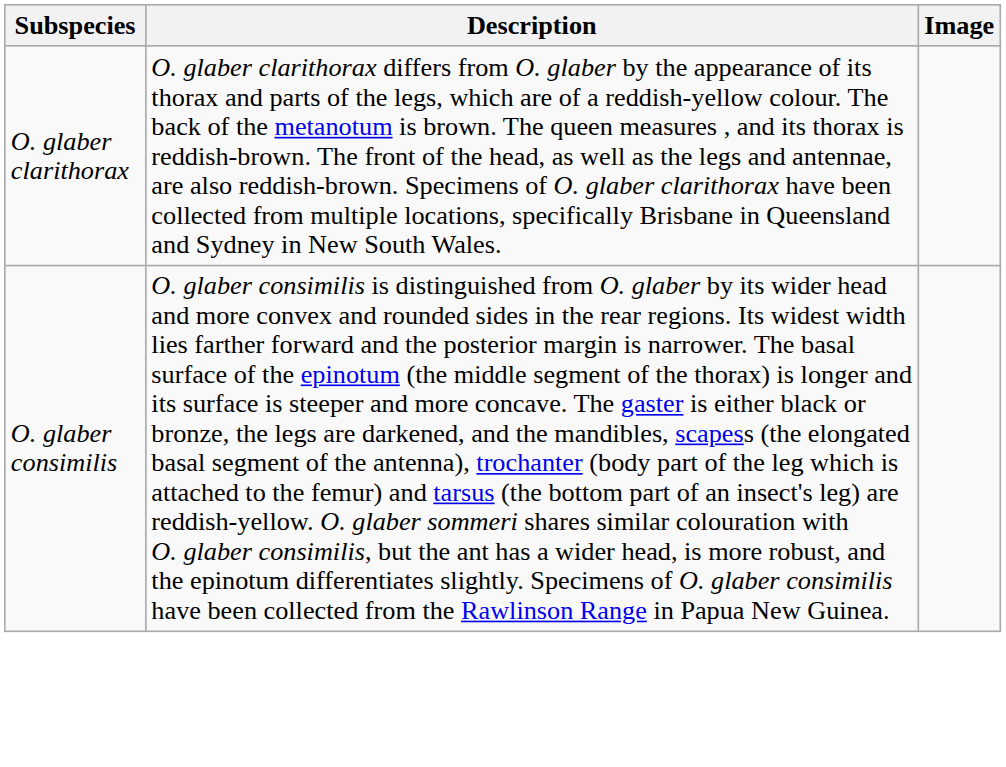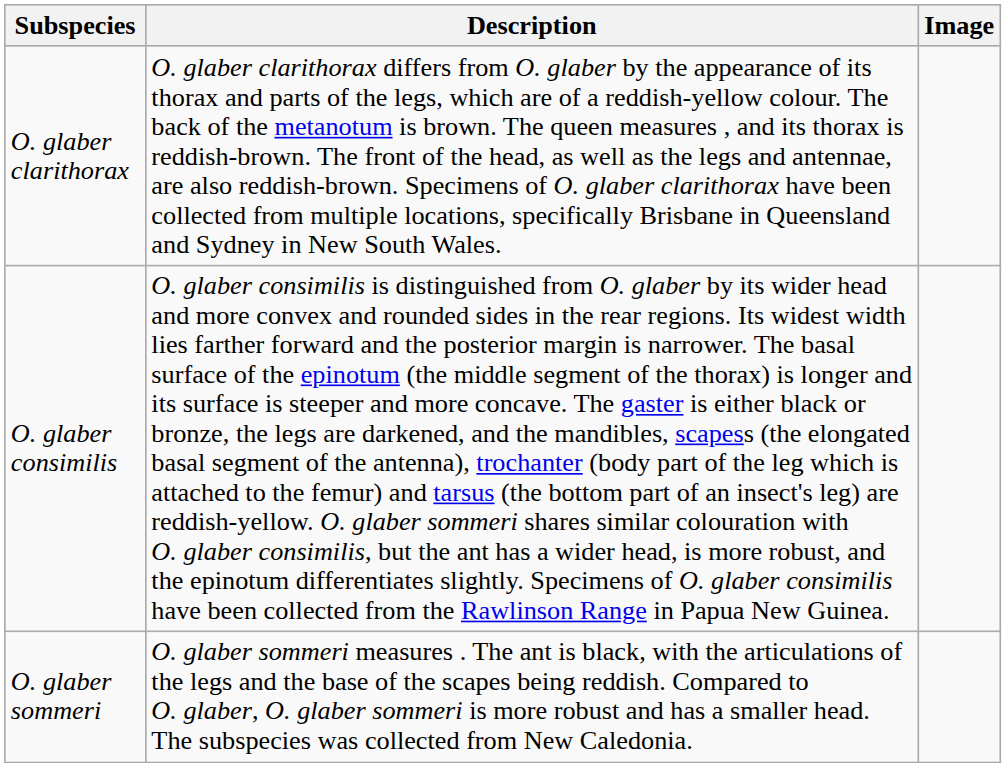+ row: (61, 696)
